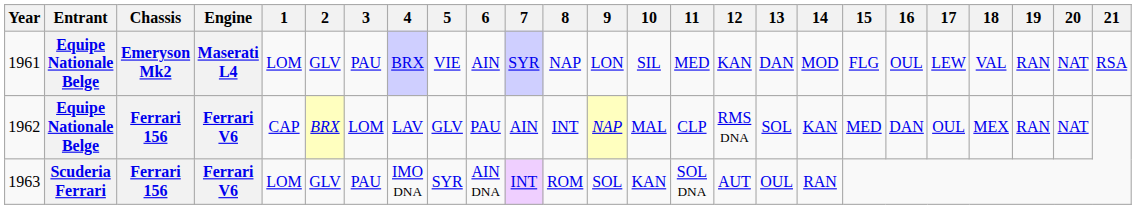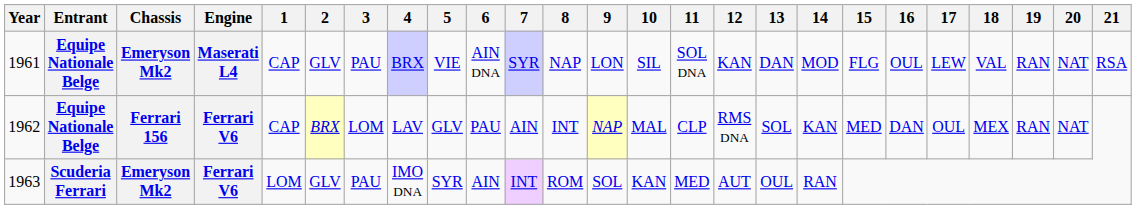(284, 63) LOM -> (284, 63) CAP
(486, 63) AIN -> (486, 63) AIN DNA
(692, 63) MED -> (692, 63) SOL DNA
(156, 182) Ferrari 156 -> (156, 182) Emeryson Mk2
(486, 182) AIN DNA -> (486, 182) AIN
(692, 182) SOL DNA -> (692, 182) MED
